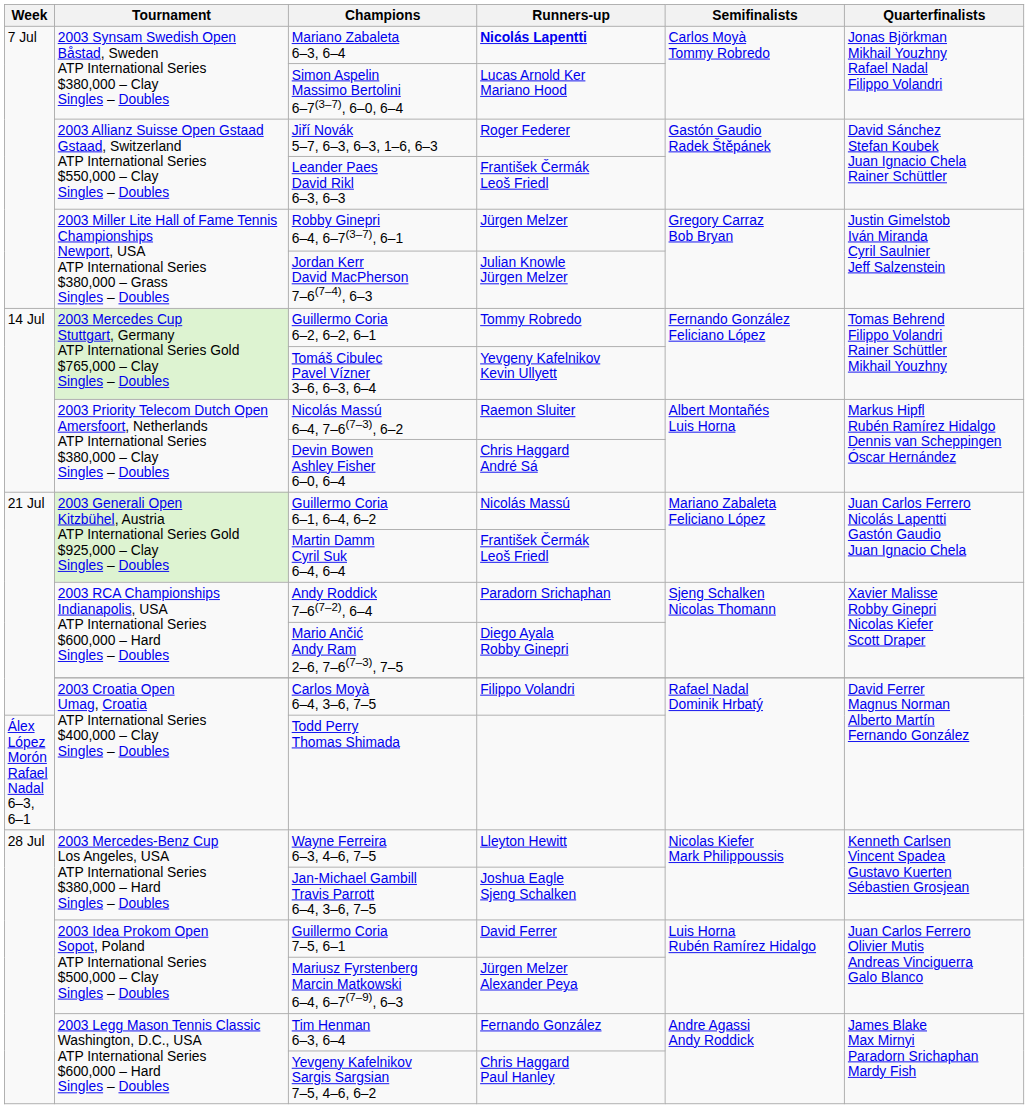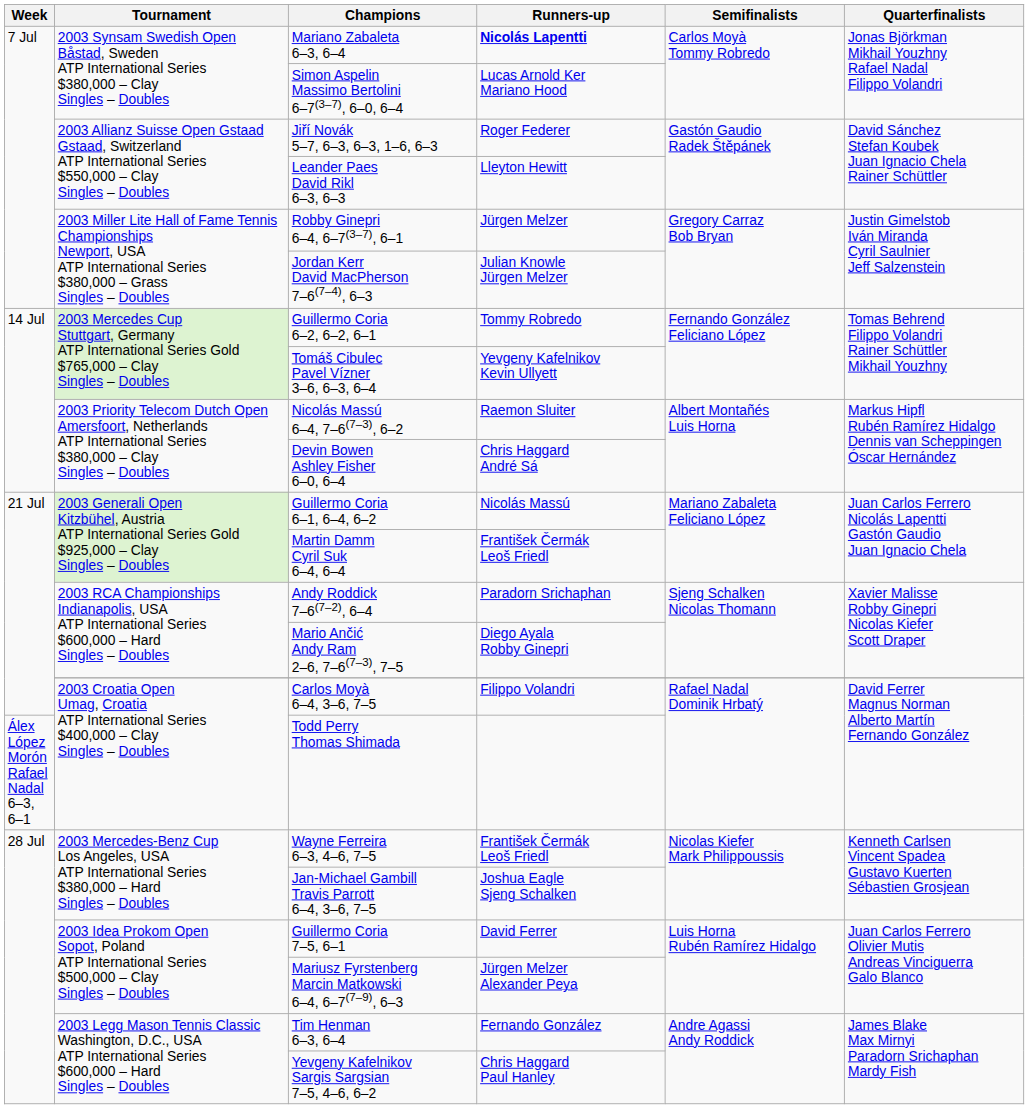(535, 176) František Čermák Leoš Friedl -> (524, 168) Lleyton Hewitt
(524, 841) Lleyton Hewitt -> (535, 849) František Čermák Leoš Friedl
